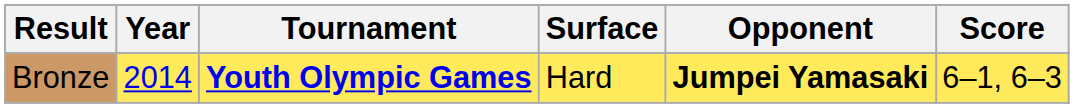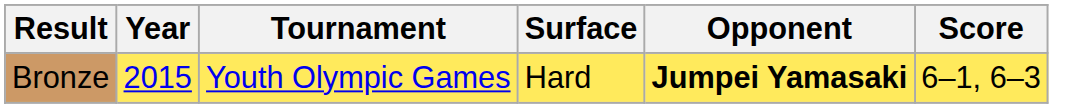(158, 77) 2014 -> (158, 77) 2015
(369, 77) bold -> (358, 77) normal
